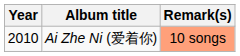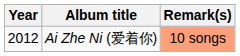(23, 38) 2010 -> (23, 38) 2012
